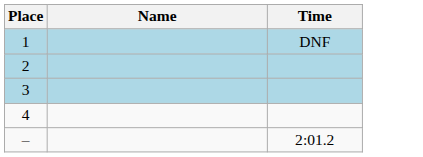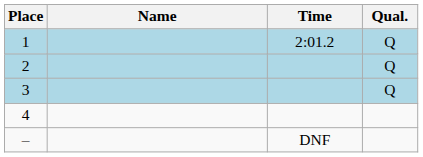+ column: (390, 16)
(315, 41) DNF -> (315, 41) 2:01.2
(315, 139) 2:01.2 -> (315, 139) DNF
